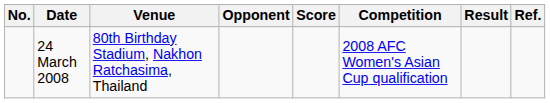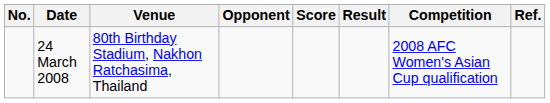columns swapped: (486, 15) <-> (400, 15)
